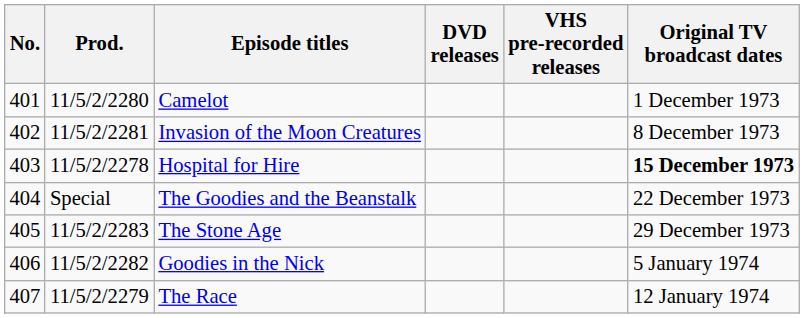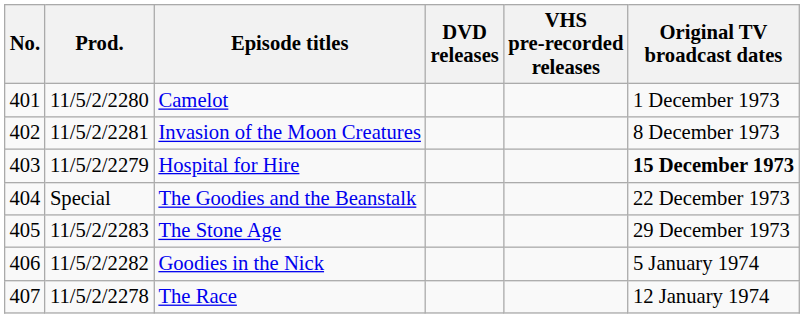(99, 165) 11/5/2/2278 -> (99, 165) 11/5/2/2279
(99, 296) 11/5/2/2279 -> (99, 296) 11/5/2/2278
